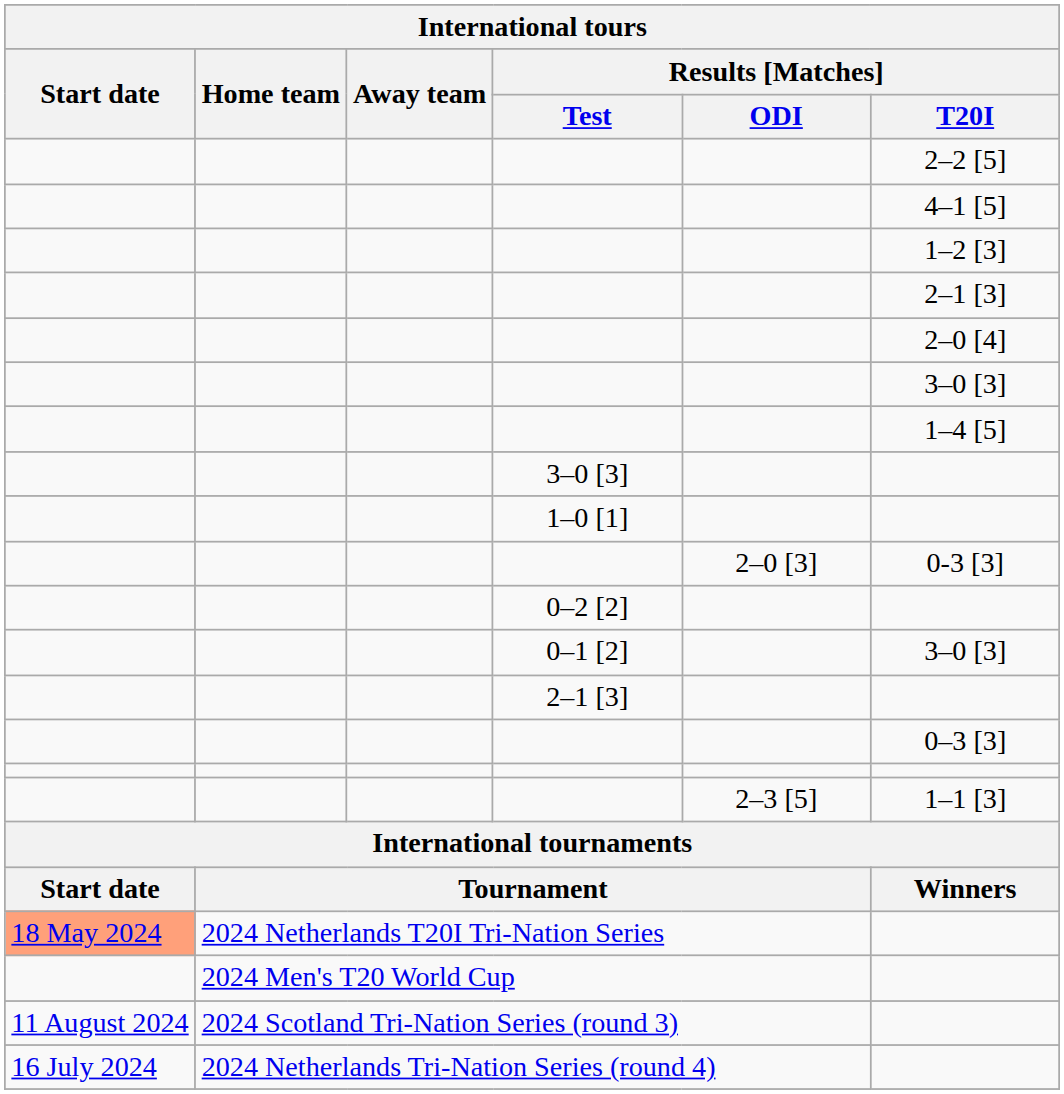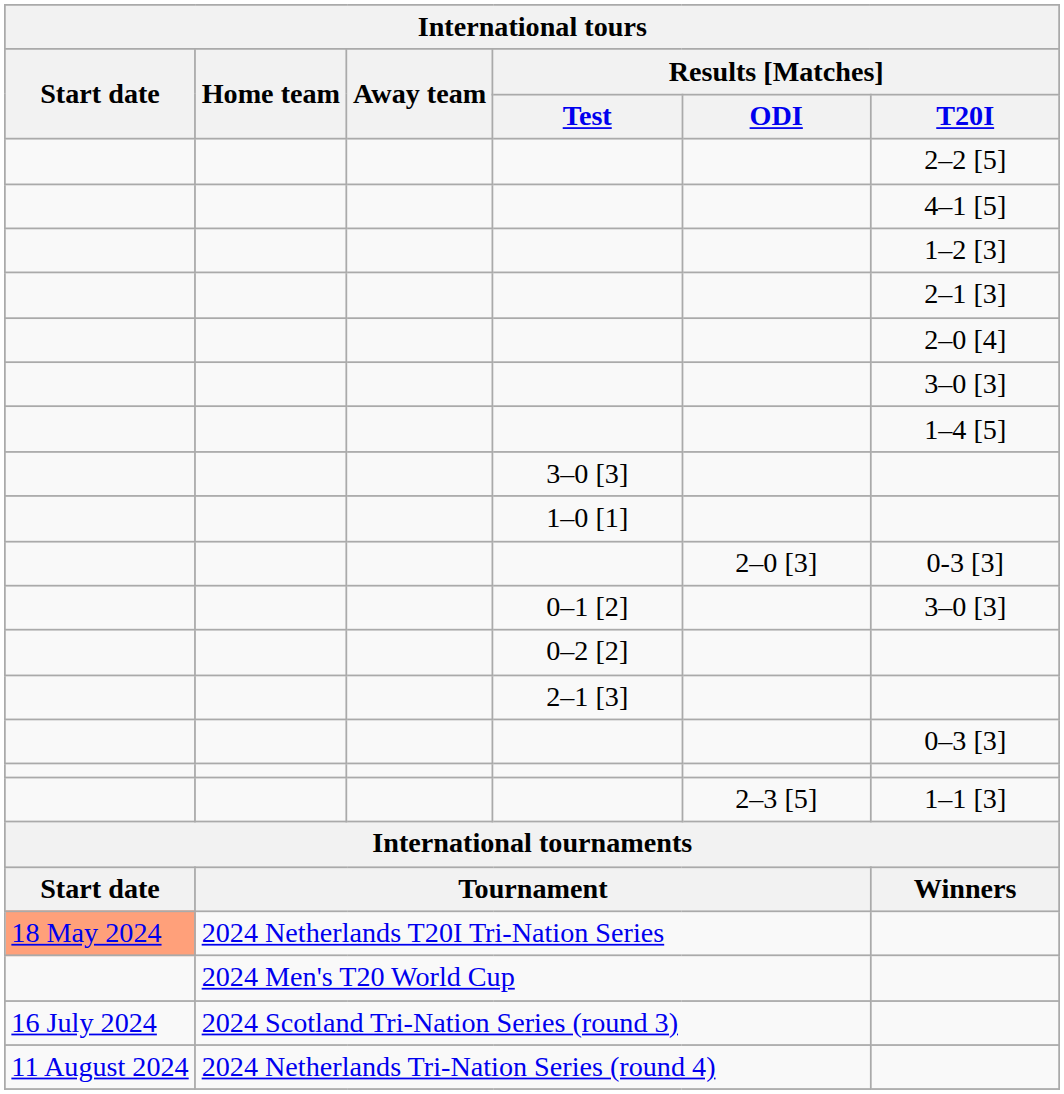rows swapped: (271, 652) <-> (271, 608)
(100, 1022) 11 August 2024 -> (84, 1022) 16 July 2024
(84, 1066) 16 July 2024 -> (100, 1066) 11 August 2024
